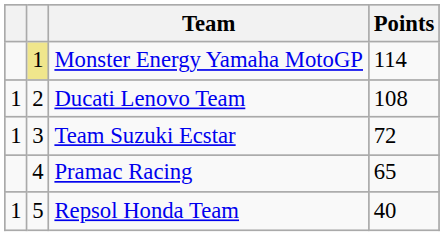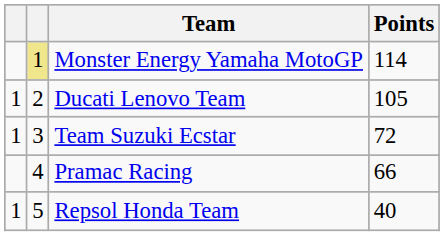(391, 97) 108 -> (391, 97) 105
(385, 172) 65 -> (385, 172) 66
